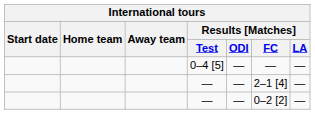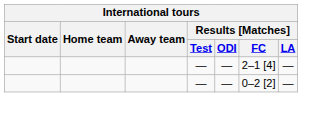- row: (32, 66)
